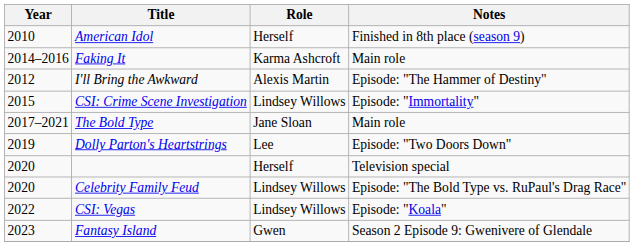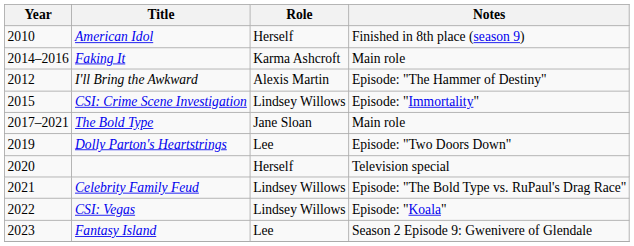(21, 187) 2020 -> (21, 187) 2021
(269, 230) Gwen -> (263, 230) Lee
